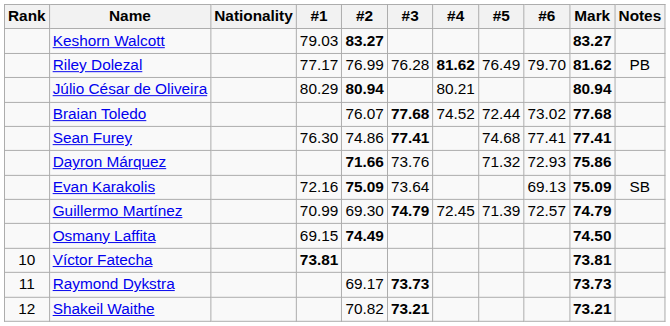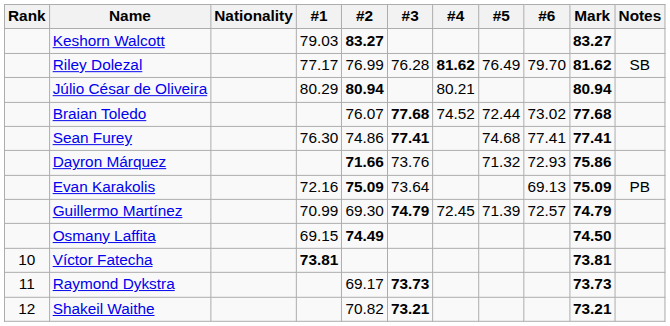(640, 65) PB -> (640, 65) SB
(640, 187) SB -> (640, 187) PB
